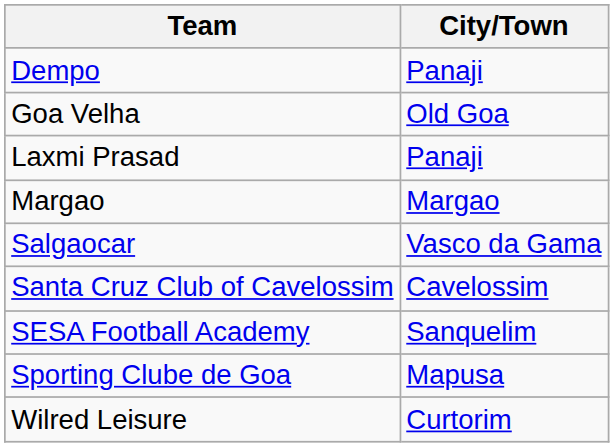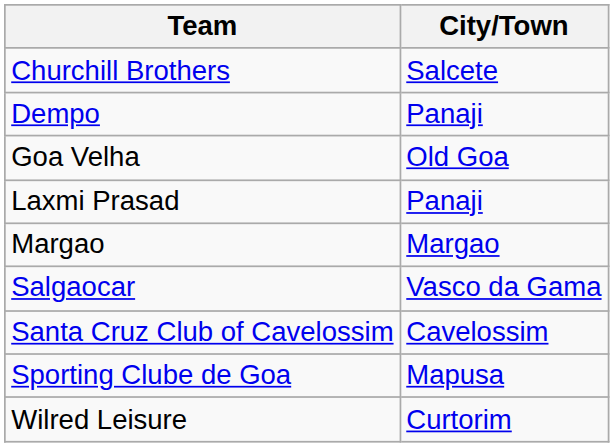+ row: (121, 69)
- row: (160, 331)
